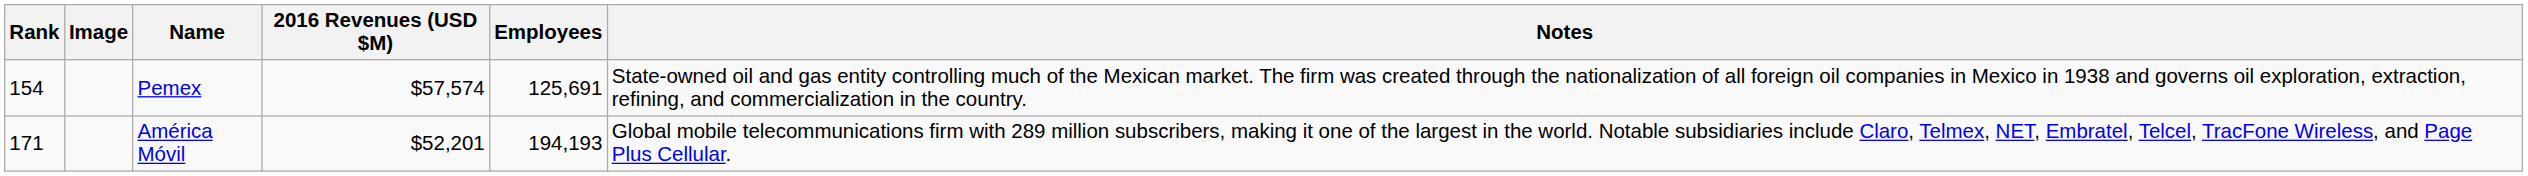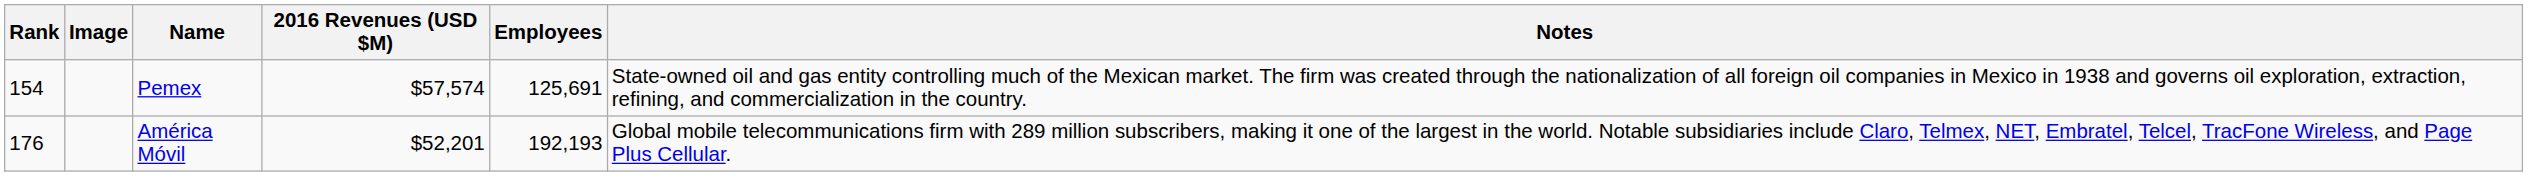(26, 143) 171 -> (26, 143) 176
(565, 143) 194,193 -> (565, 143) 192,193
